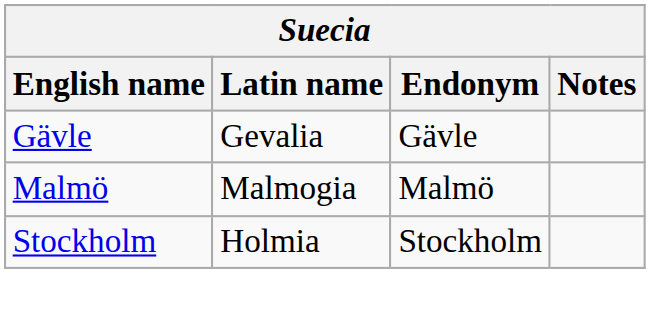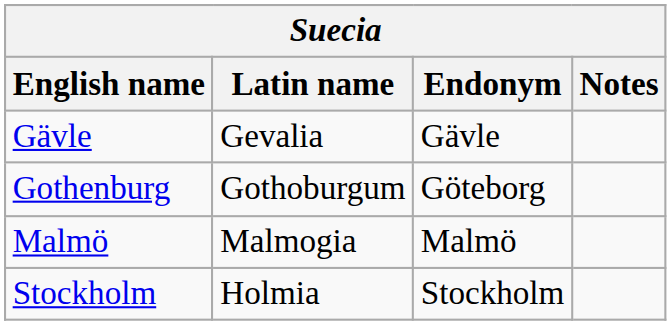+ row: (91, 188)
